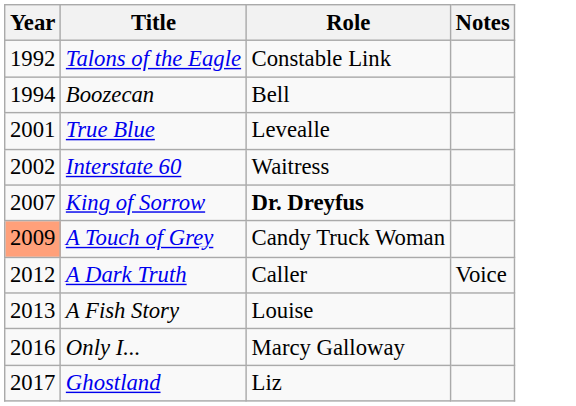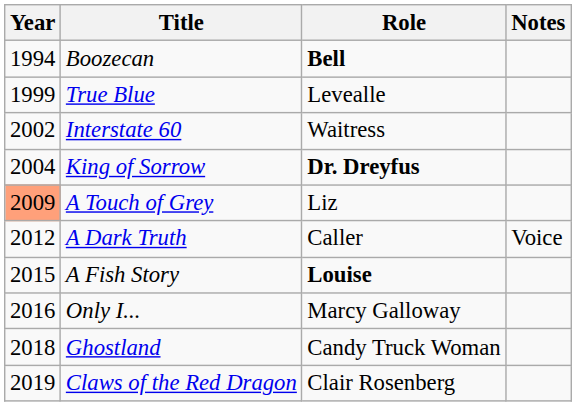- row: (153, 58)
(271, 94) normal -> (326, 58) bold
(33, 130) 2001 -> (33, 94) 1999
(33, 202) 2007 -> (33, 166) 2004
(348, 238) Candy Truck Woman -> (322, 202) Liz
(33, 310) 2013 -> (33, 274) 2015
(283, 310) normal -> (340, 274) bold
(33, 382) 2017 -> (33, 346) 2018
(267, 382) Liz -> (404, 346) Candy Truck Woman
+ row: (181, 382)
